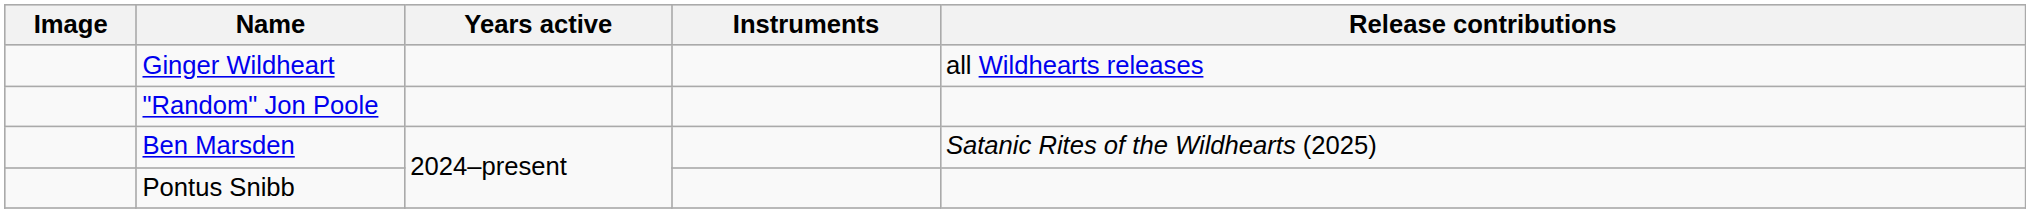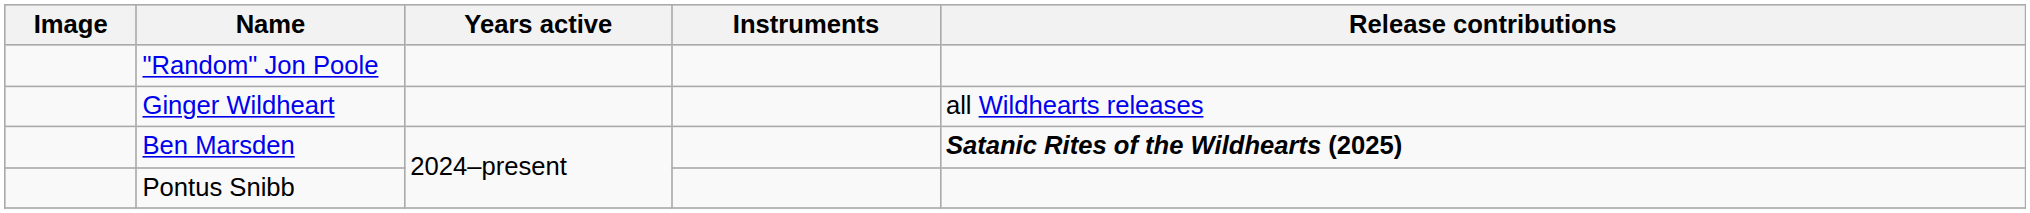rows swapped: (239, 65) <-> (260, 106)
(1161, 146) normal -> (1174, 146) bold
